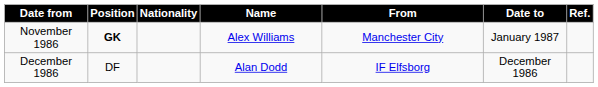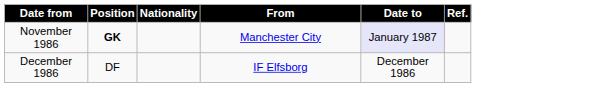- column: (261, 14)
(525, 38) no background -> (403, 38) lavender background
